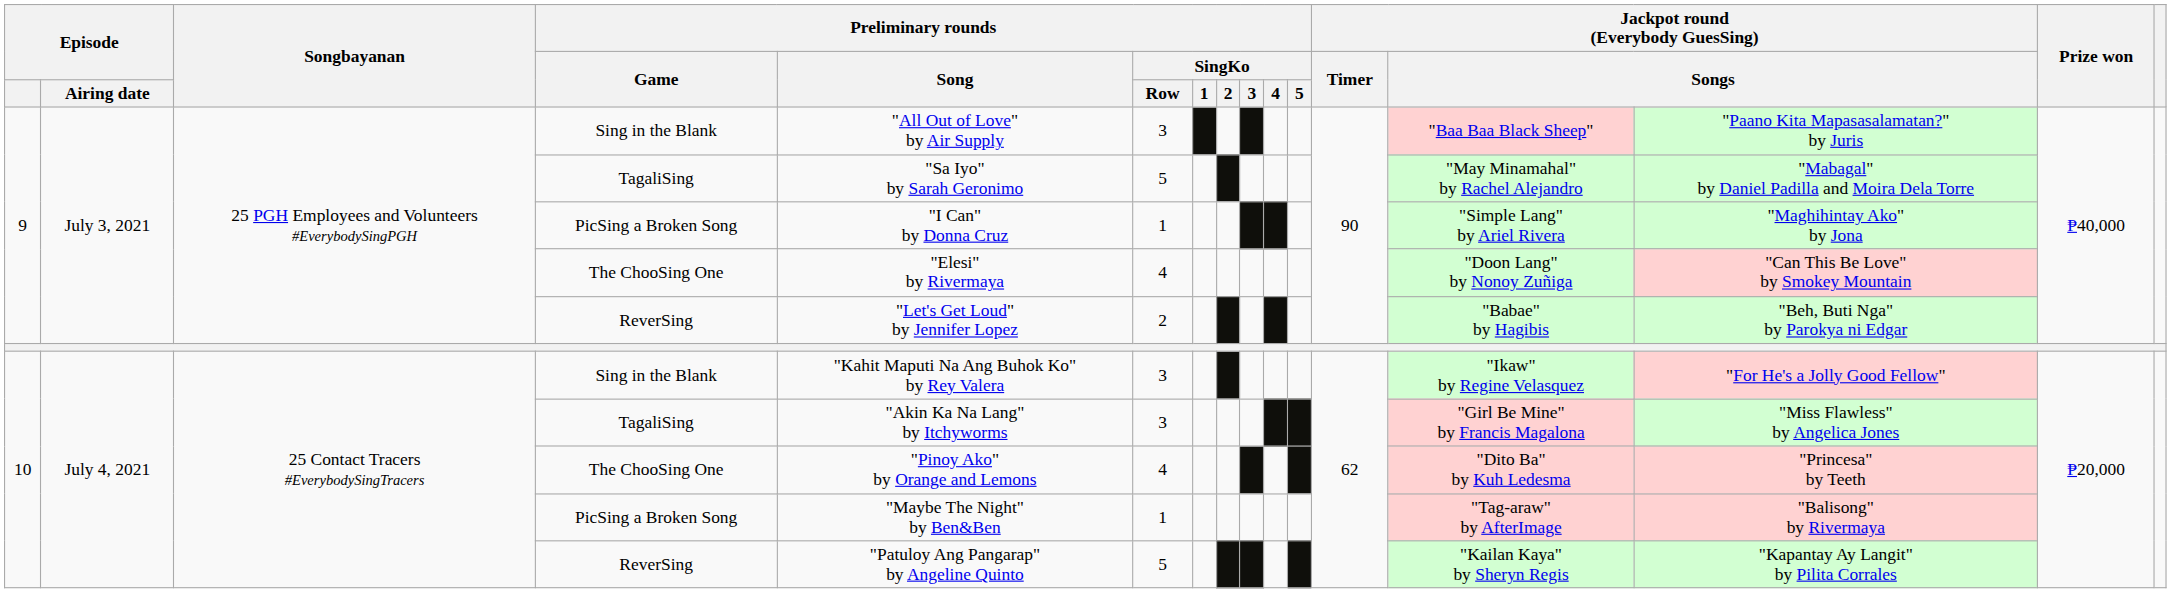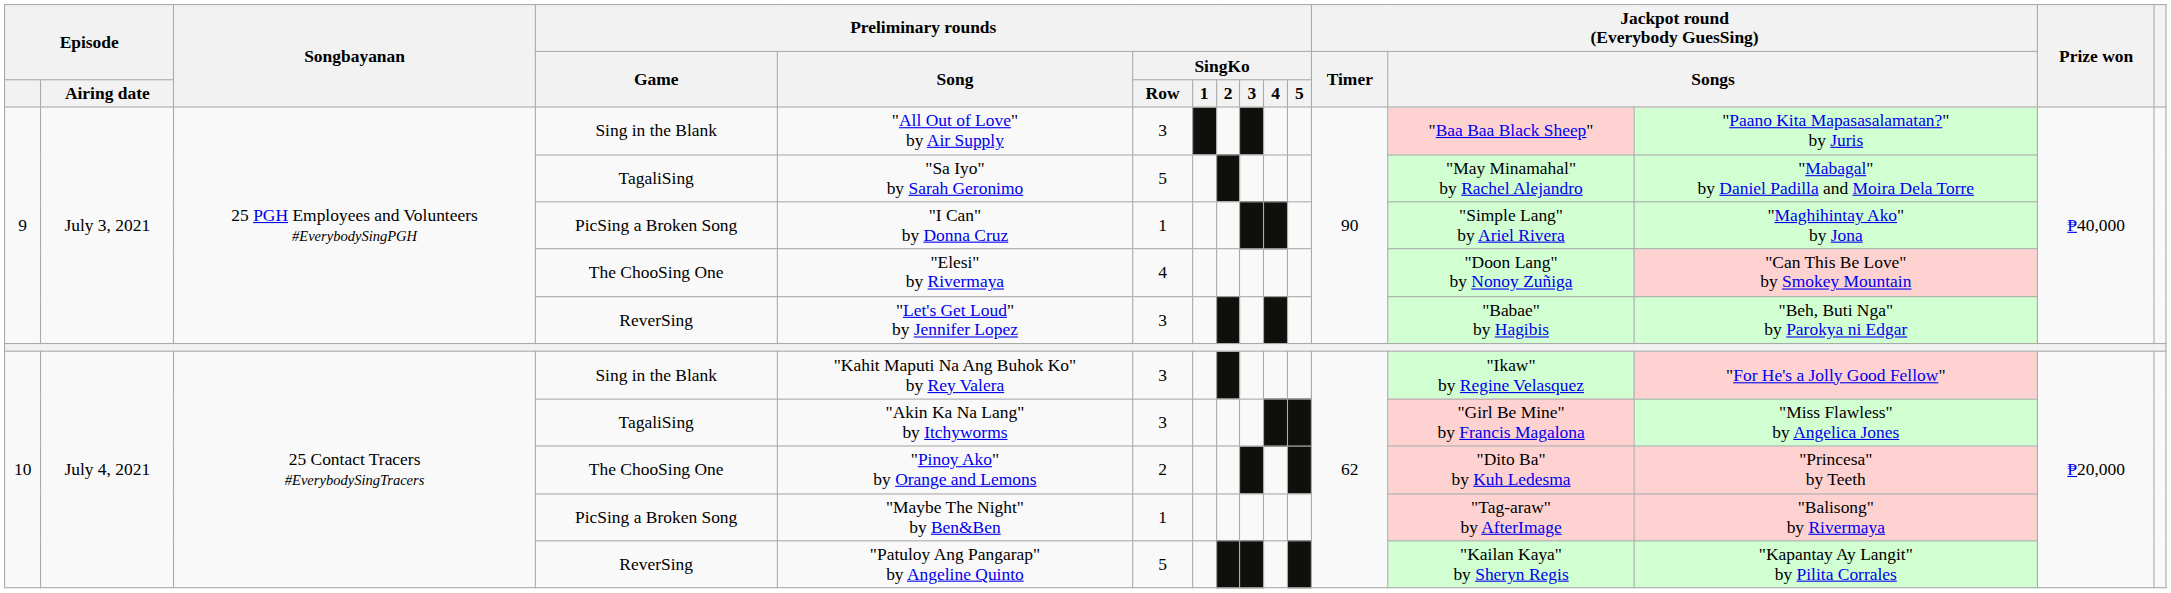(1163, 319) 2 -> (1163, 319) 3
(1163, 469) 4 -> (1163, 469) 2
